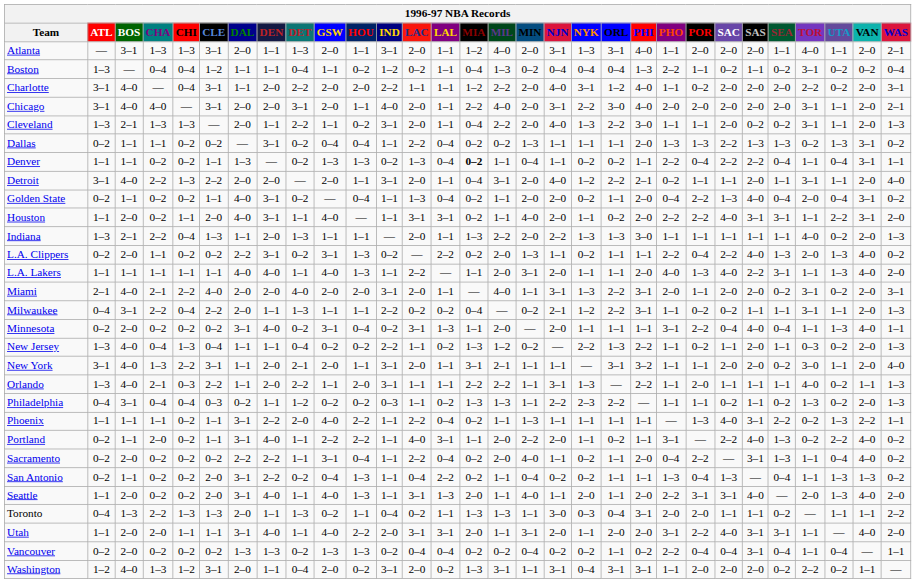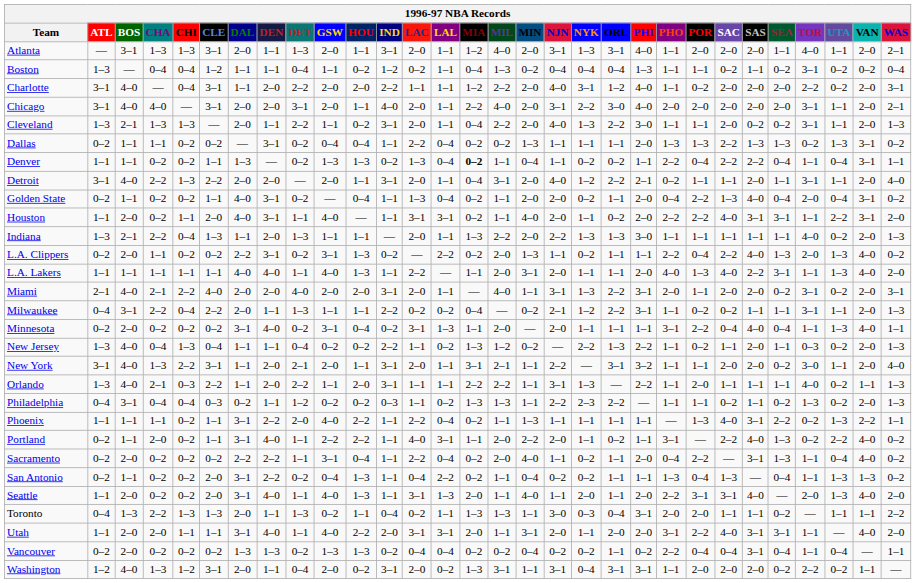(671, 69) 2–2 -> (671, 69) 1–1
(558, 366) 1–1 -> (558, 366) 2–2
